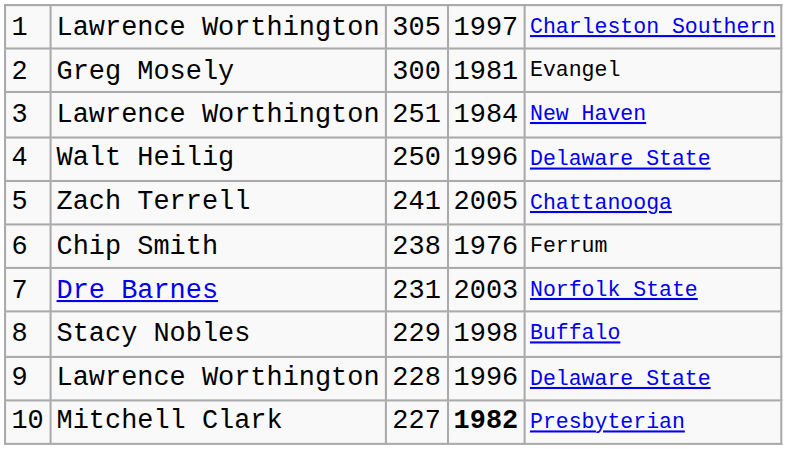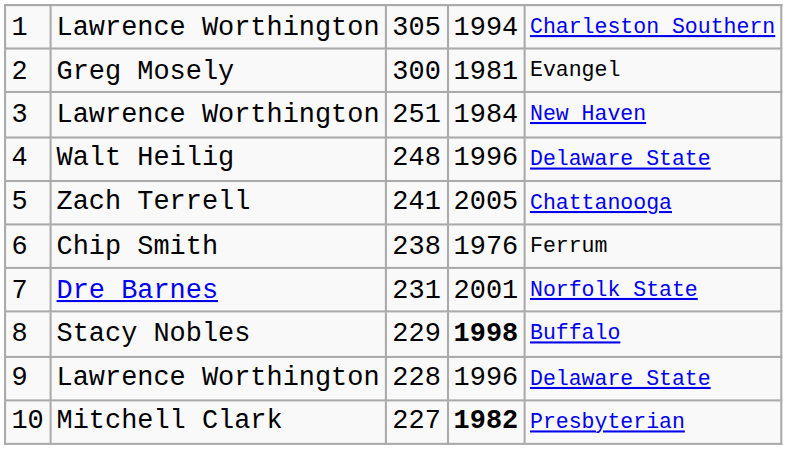(486, 27) 1997 -> (486, 27) 1994
(417, 159) 250 -> (417, 159) 248
(486, 290) 2003 -> (486, 290) 2001
(486, 334) normal -> (486, 334) bold
